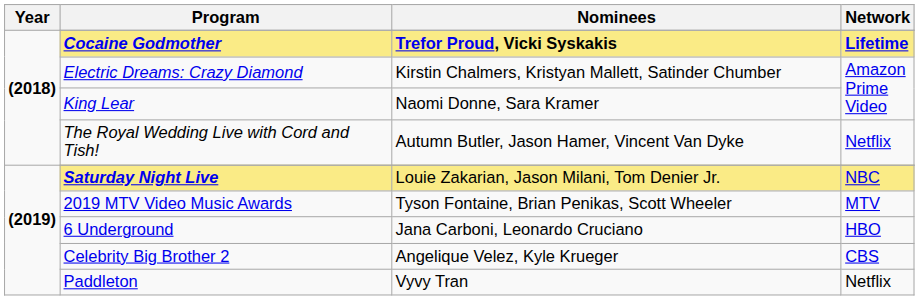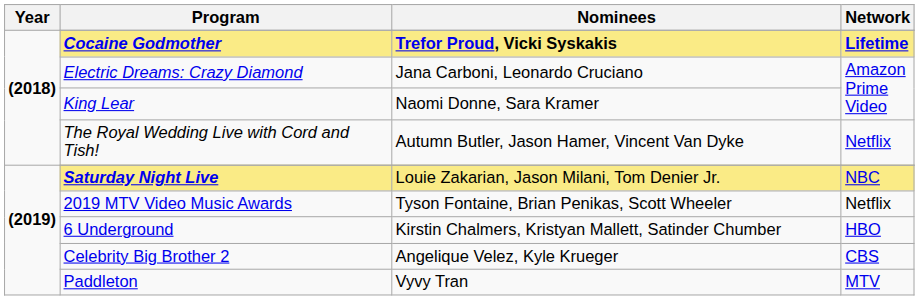(588, 72) Kirstin Chalmers, Kristyan Mallett, Satinder Chumber -> (519, 72) Jana Carboni, Leonardo Cruciano
(863, 203) MTV -> (868, 203) Netflix
(519, 230) Jana Carboni, Leonardo Cruciano -> (588, 230) Kirstin Chalmers, Kristyan Mallett, Satinder Chumber
(868, 282) Netflix -> (863, 282) MTV
